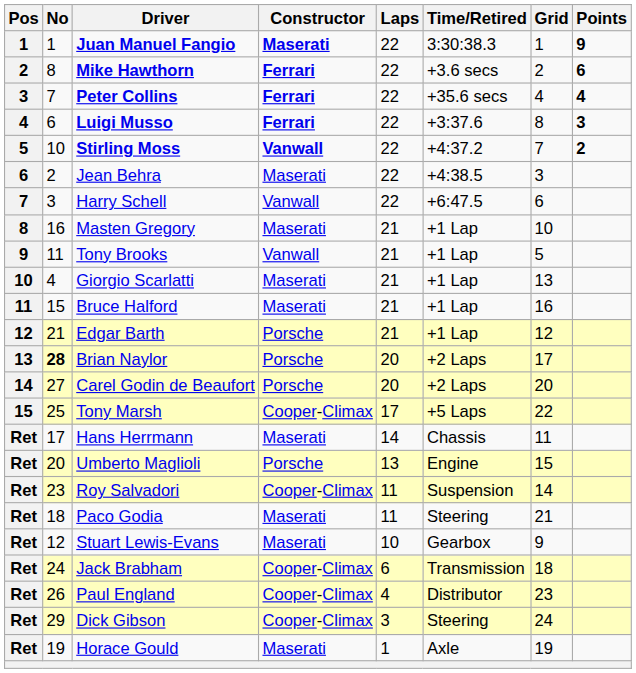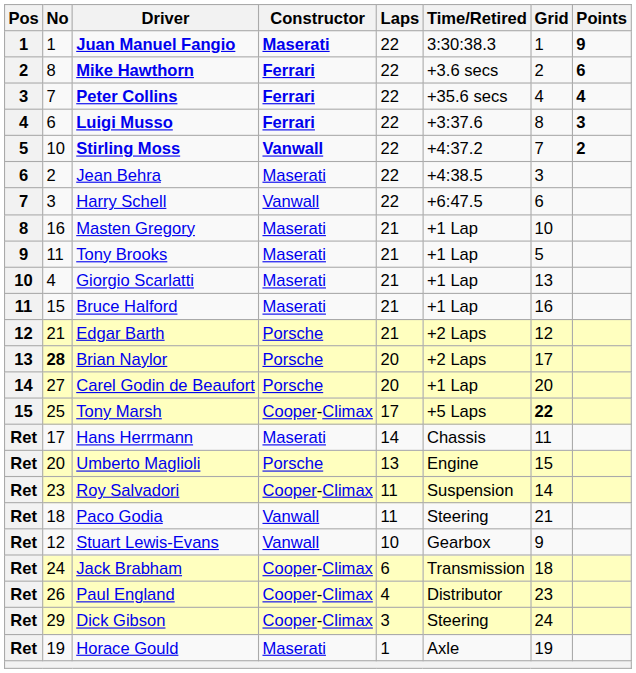(291, 254) Vanwall -> (294, 254) Maserati
(452, 333) +1 Lap -> (457, 333) +2 Laps
(457, 385) +2 Laps -> (452, 385) +1 Lap
(544, 411) normal -> (544, 411) bold
(294, 516) Maserati -> (291, 516) Vanwall
(294, 542) Maserati -> (291, 542) Vanwall
